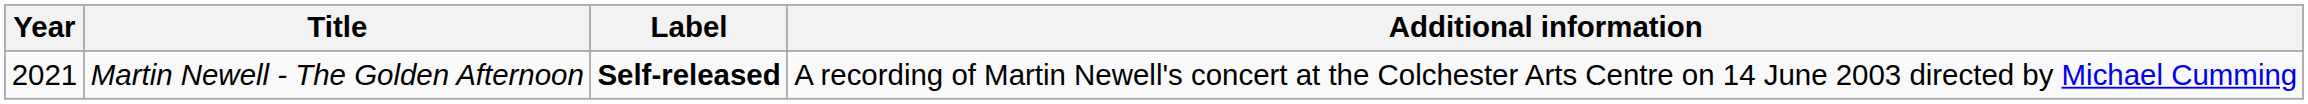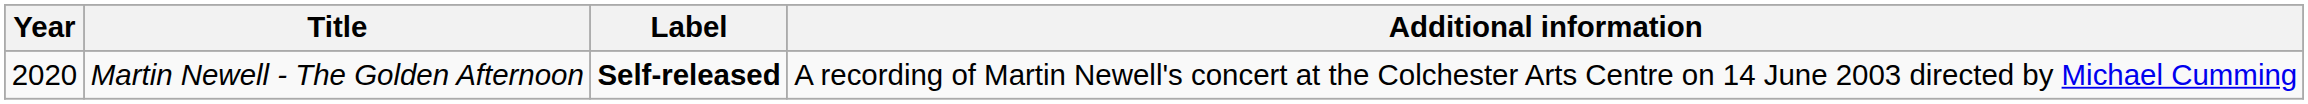(44, 74) 2021 -> (44, 74) 2020
